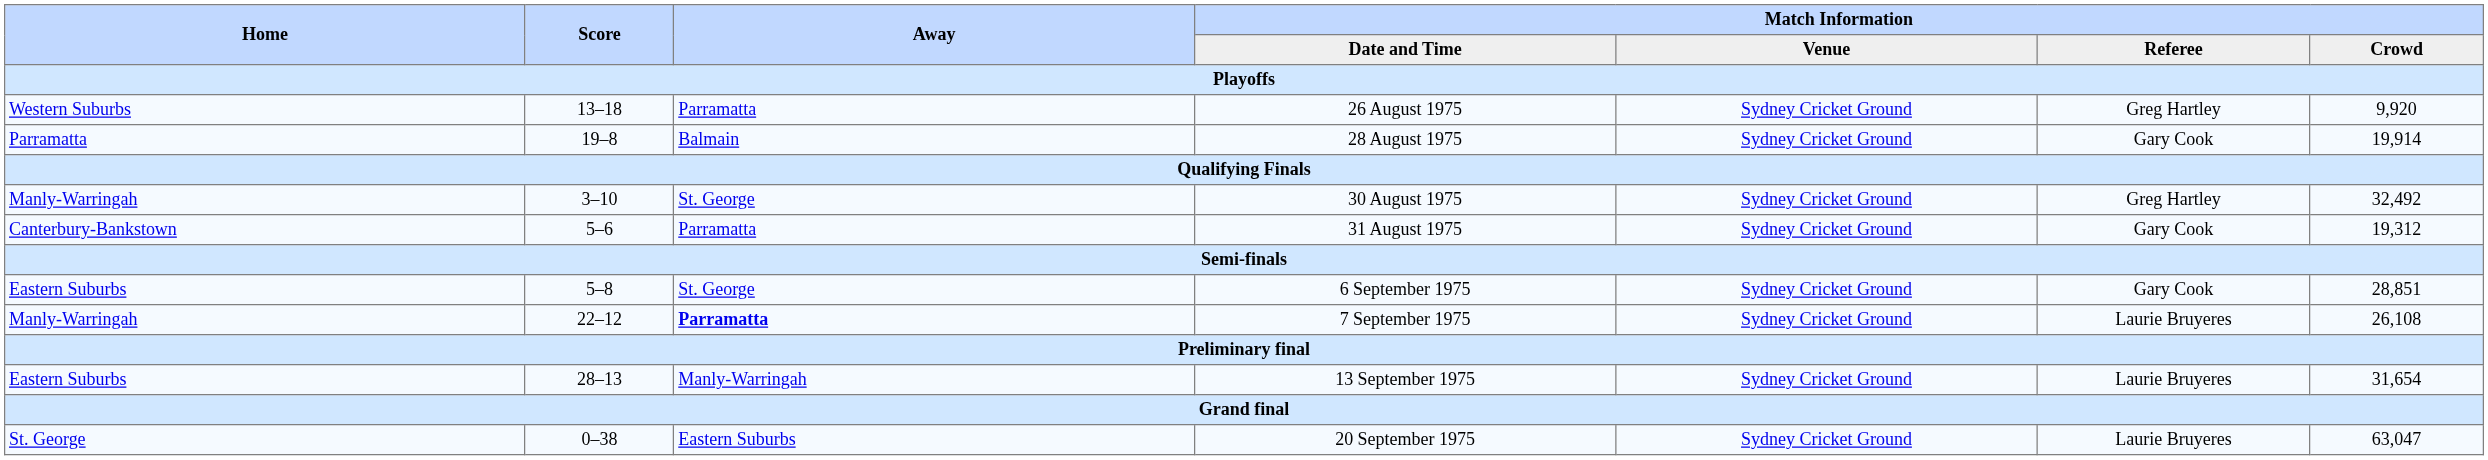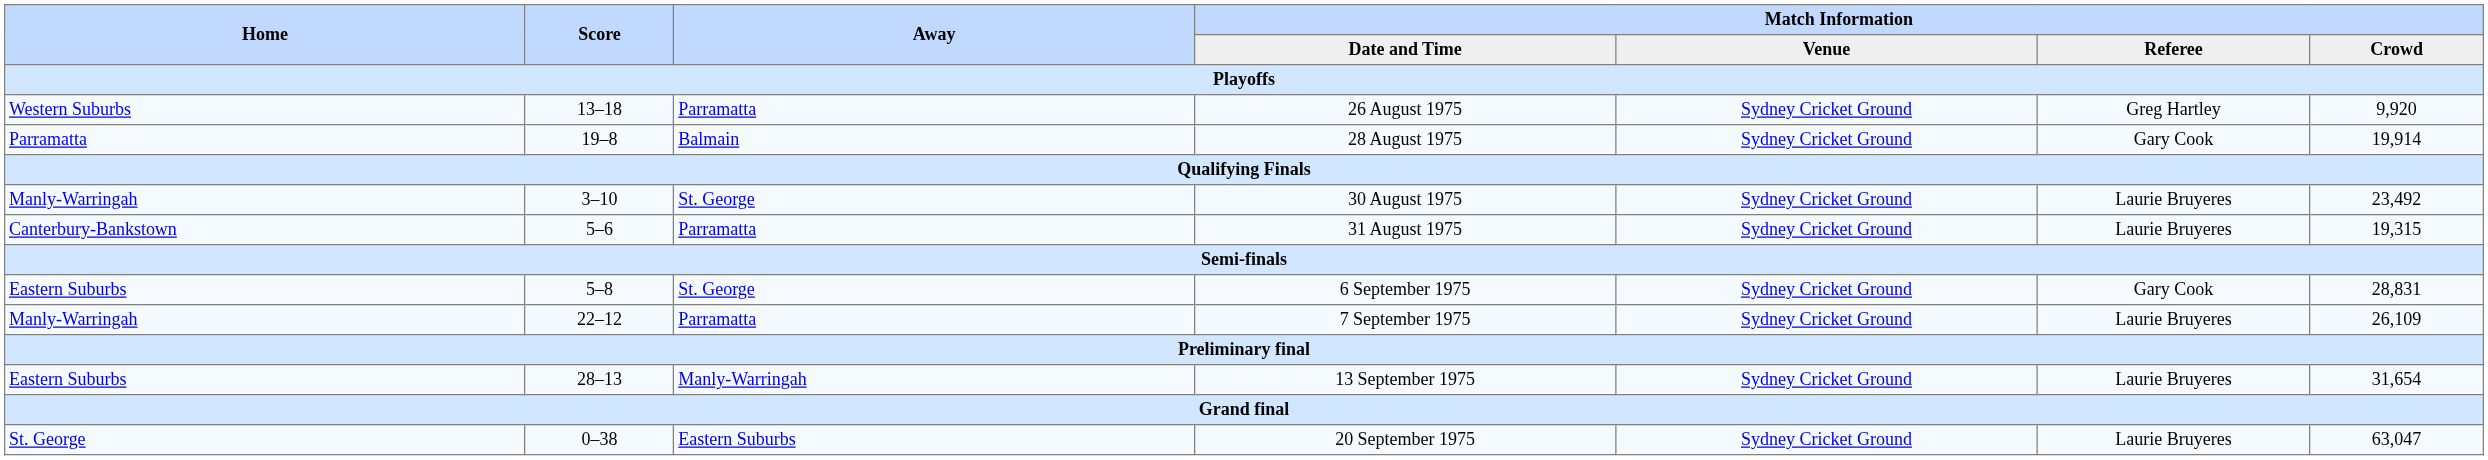(2173, 199) Greg Hartley -> (2173, 199) Laurie Bruyeres
(2397, 199) 32,492 -> (2397, 199) 23,492
(2173, 229) Gary Cook -> (2173, 229) Laurie Bruyeres
(2397, 229) 19,312 -> (2397, 229) 19,315
(2397, 289) 28,851 -> (2397, 289) 28,831
(723, 319) bold -> (717, 319) normal
(2397, 319) 26,108 -> (2397, 319) 26,109
